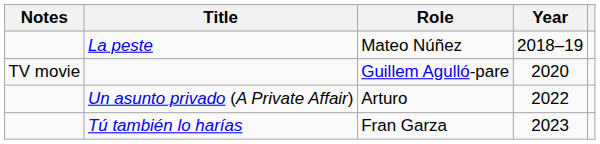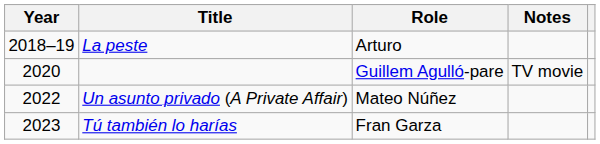columns swapped: (550, 17) <-> (44, 17)
(412, 44) Mateo Núñez -> (379, 44) Arturo
(384, 98) Arturo -> (406, 98) Mateo Núñez
